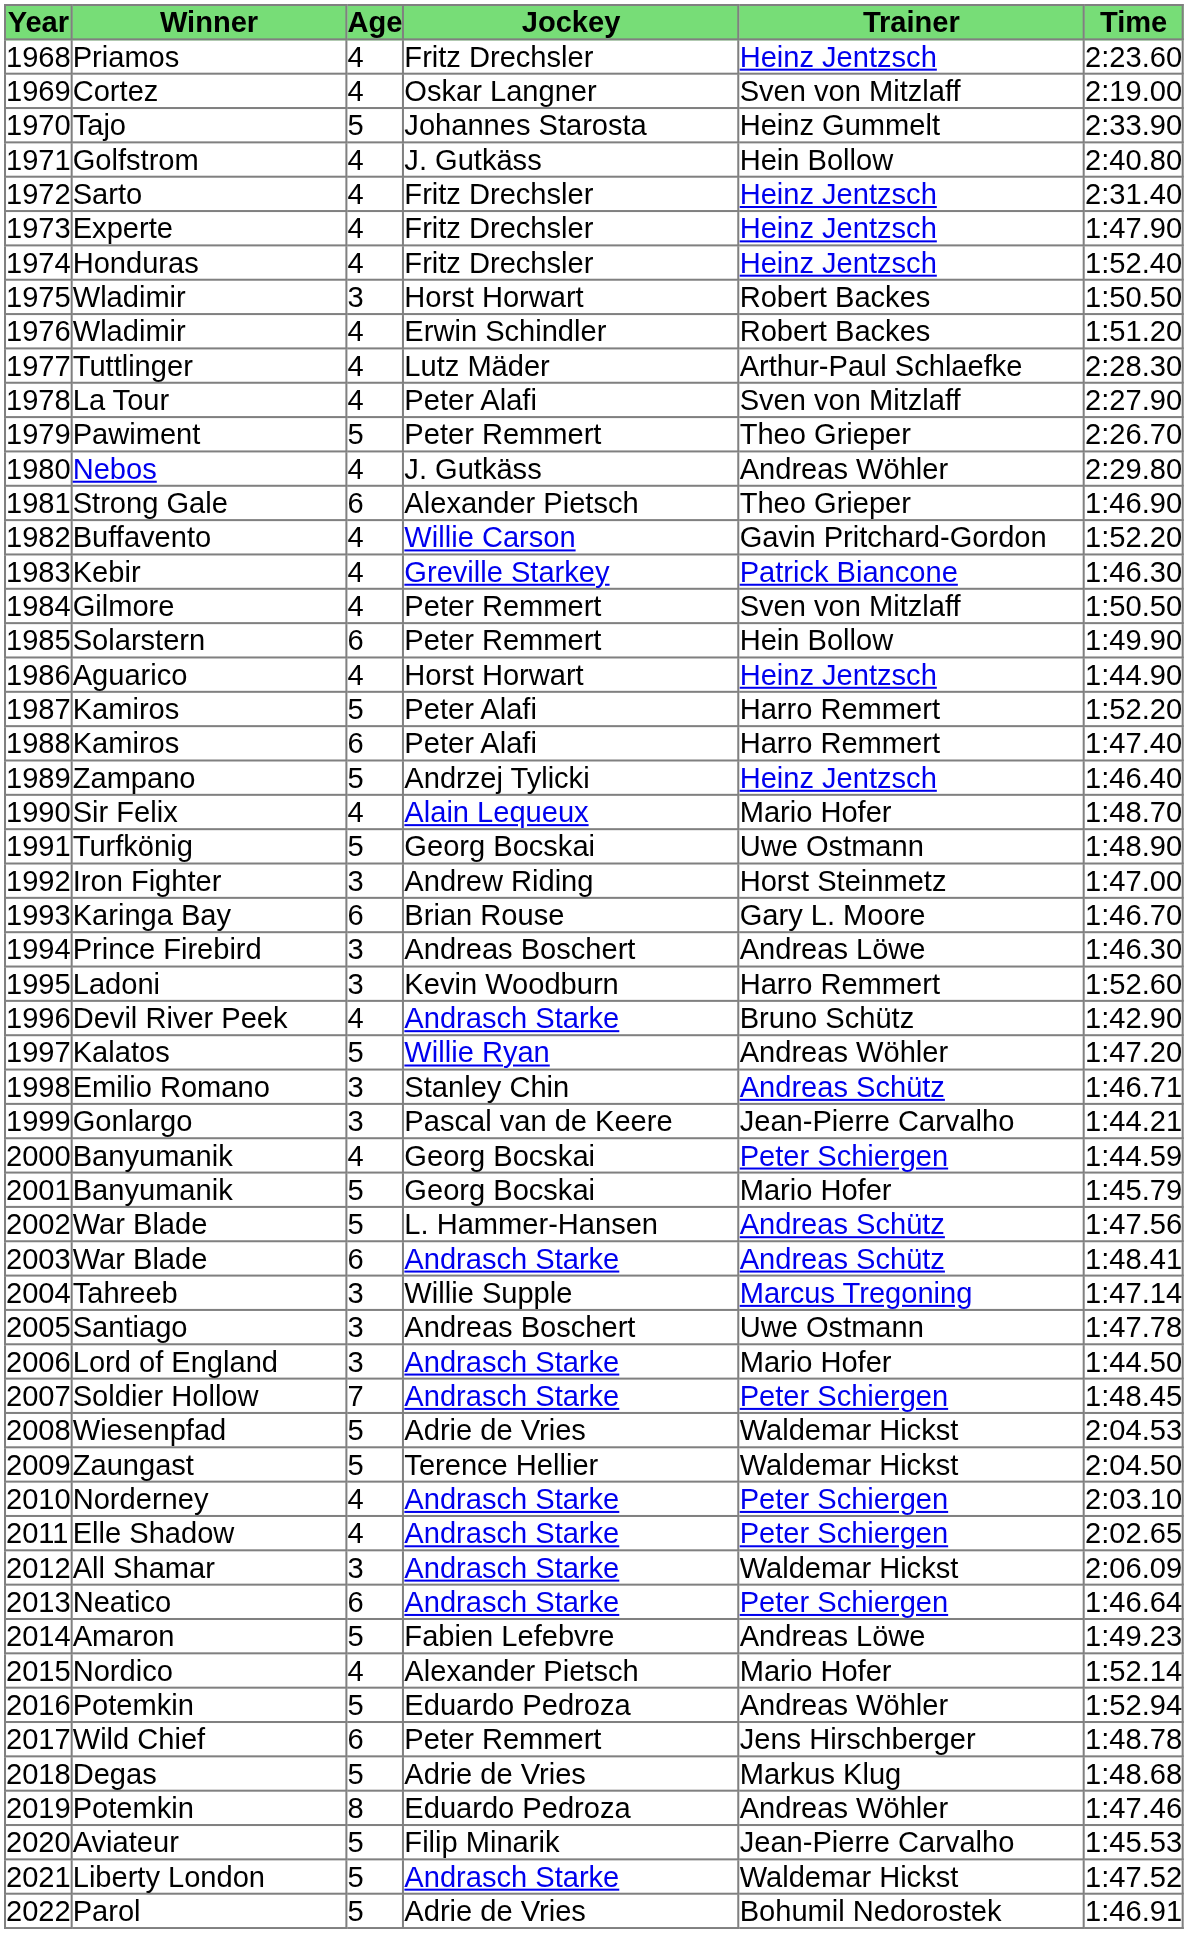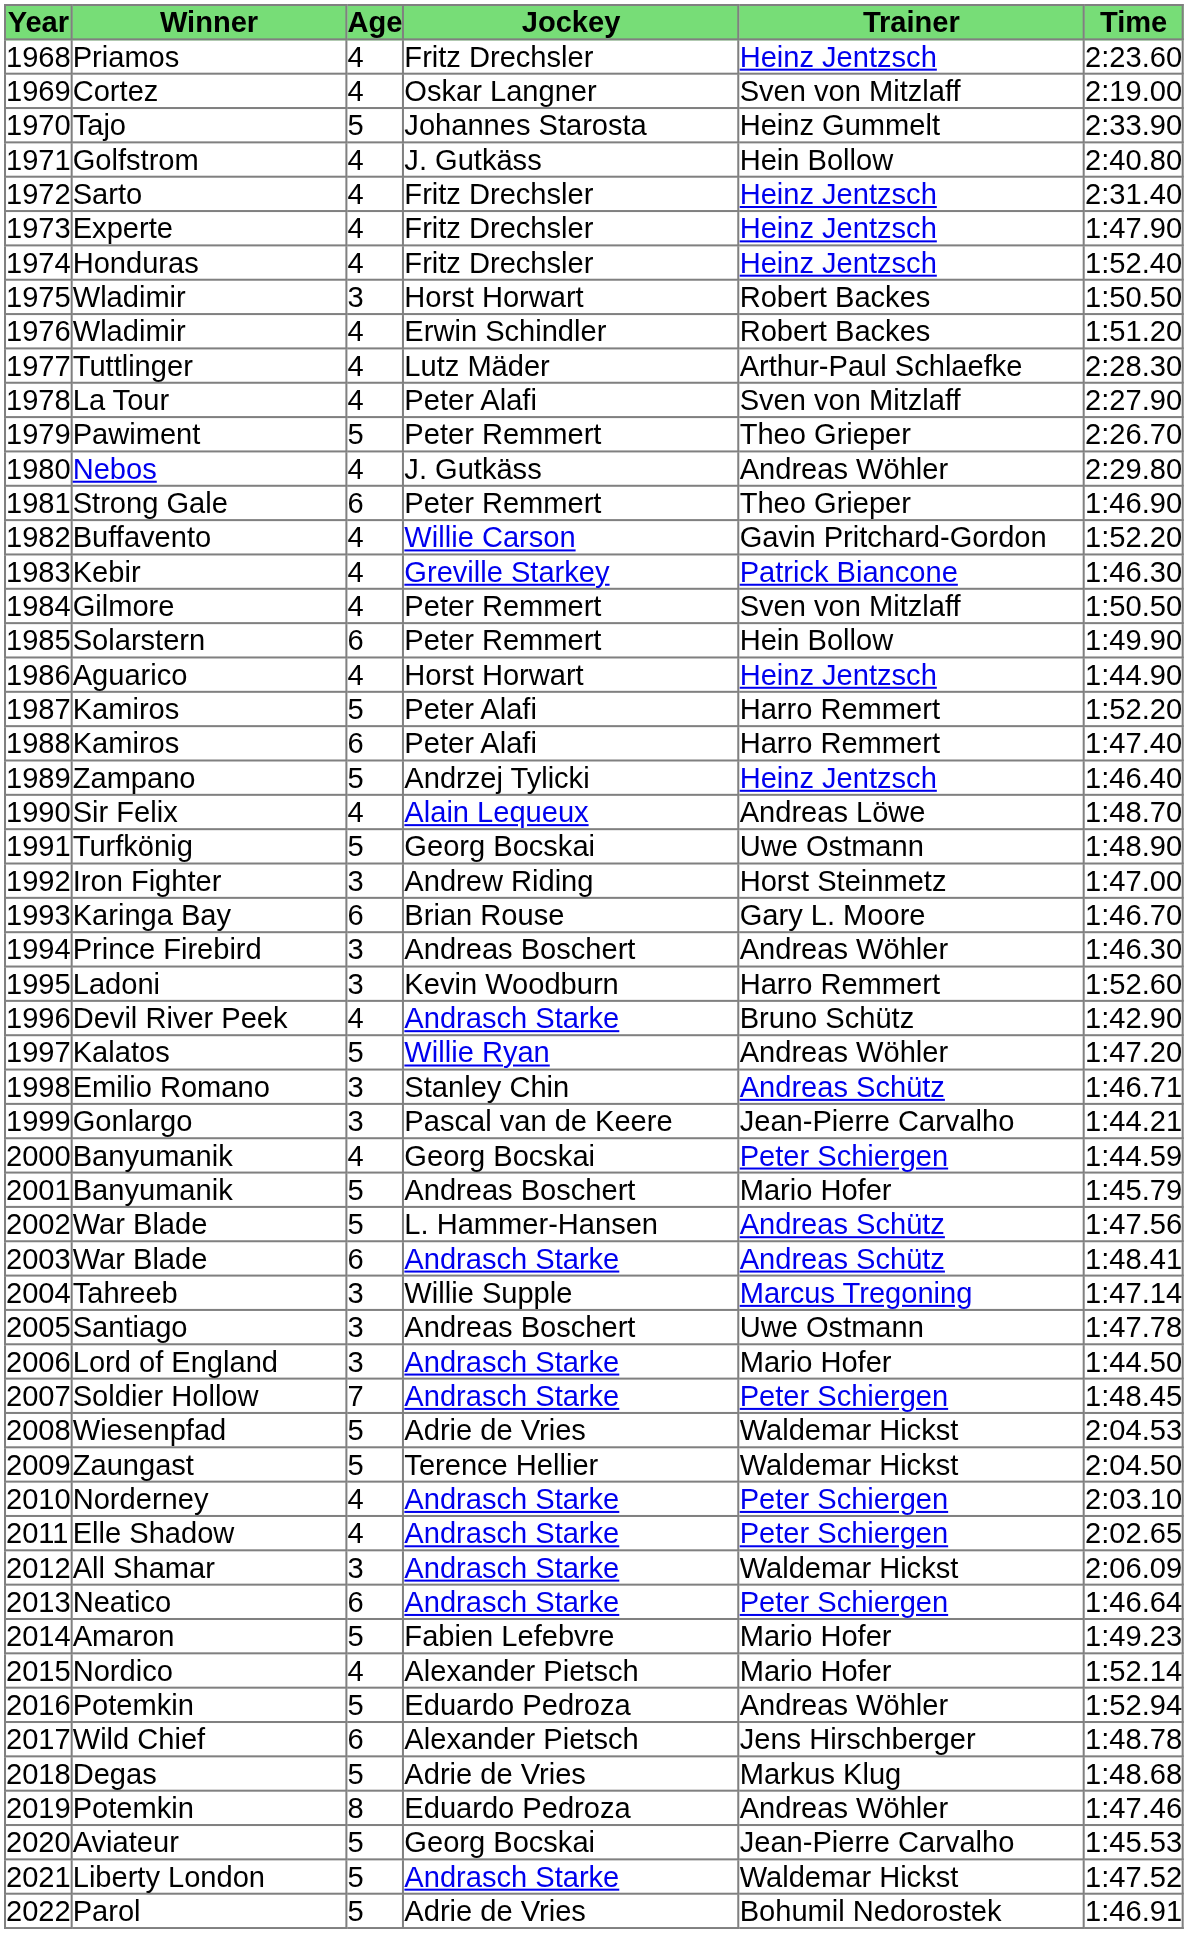(522, 503) Alexander Pietsch -> (503, 503) Peter Remmert
(816, 812) Mario Hofer -> (833, 812) Andreas Löwe
(833, 949) Andreas Löwe -> (844, 949) Andreas Wöhler
(500, 1190) Georg Bocskai -> (520, 1190) Andreas Boschert
(833, 1636) Andreas Löwe -> (816, 1636) Mario Hofer
(503, 1739) Peter Remmert -> (522, 1739) Alexander Pietsch
(482, 1842) Filip Minarik -> (500, 1842) Georg Bocskai
